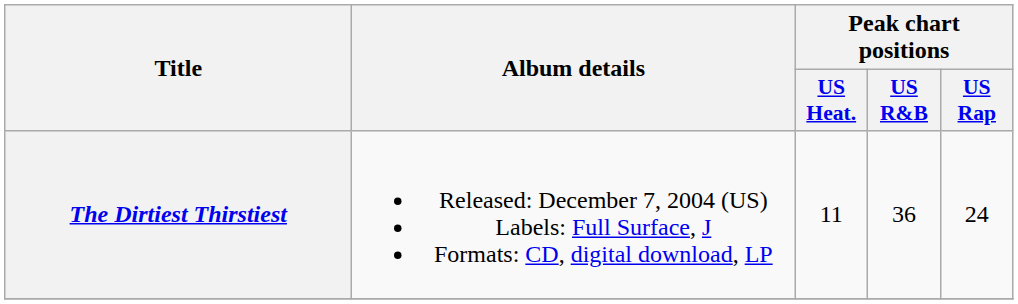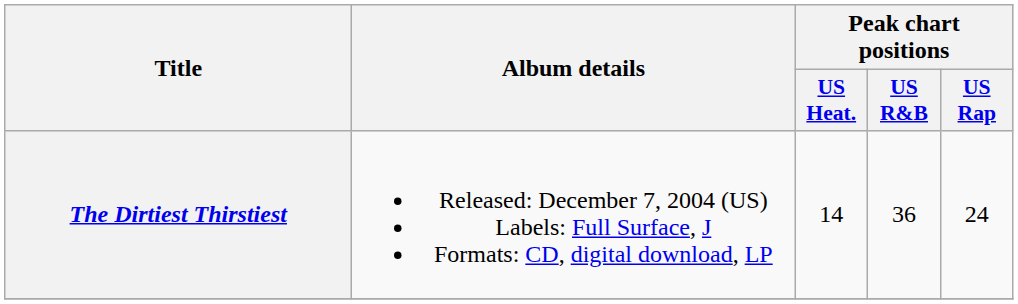(831, 214) 11 -> (831, 214) 14
